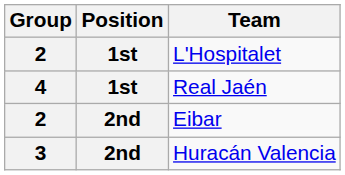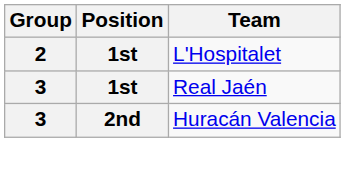(41, 86) 4 -> (41, 86) 3
- row: (197, 119)
